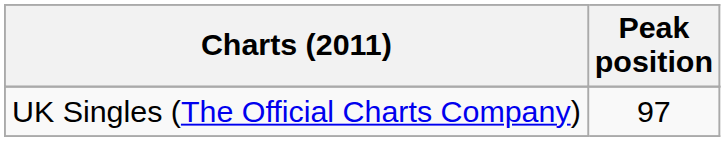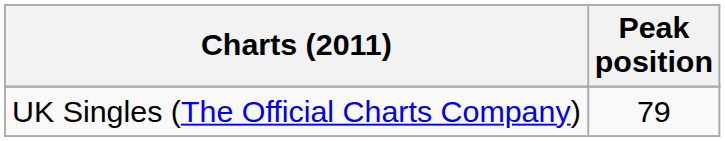(654, 111) 97 -> (654, 111) 79
